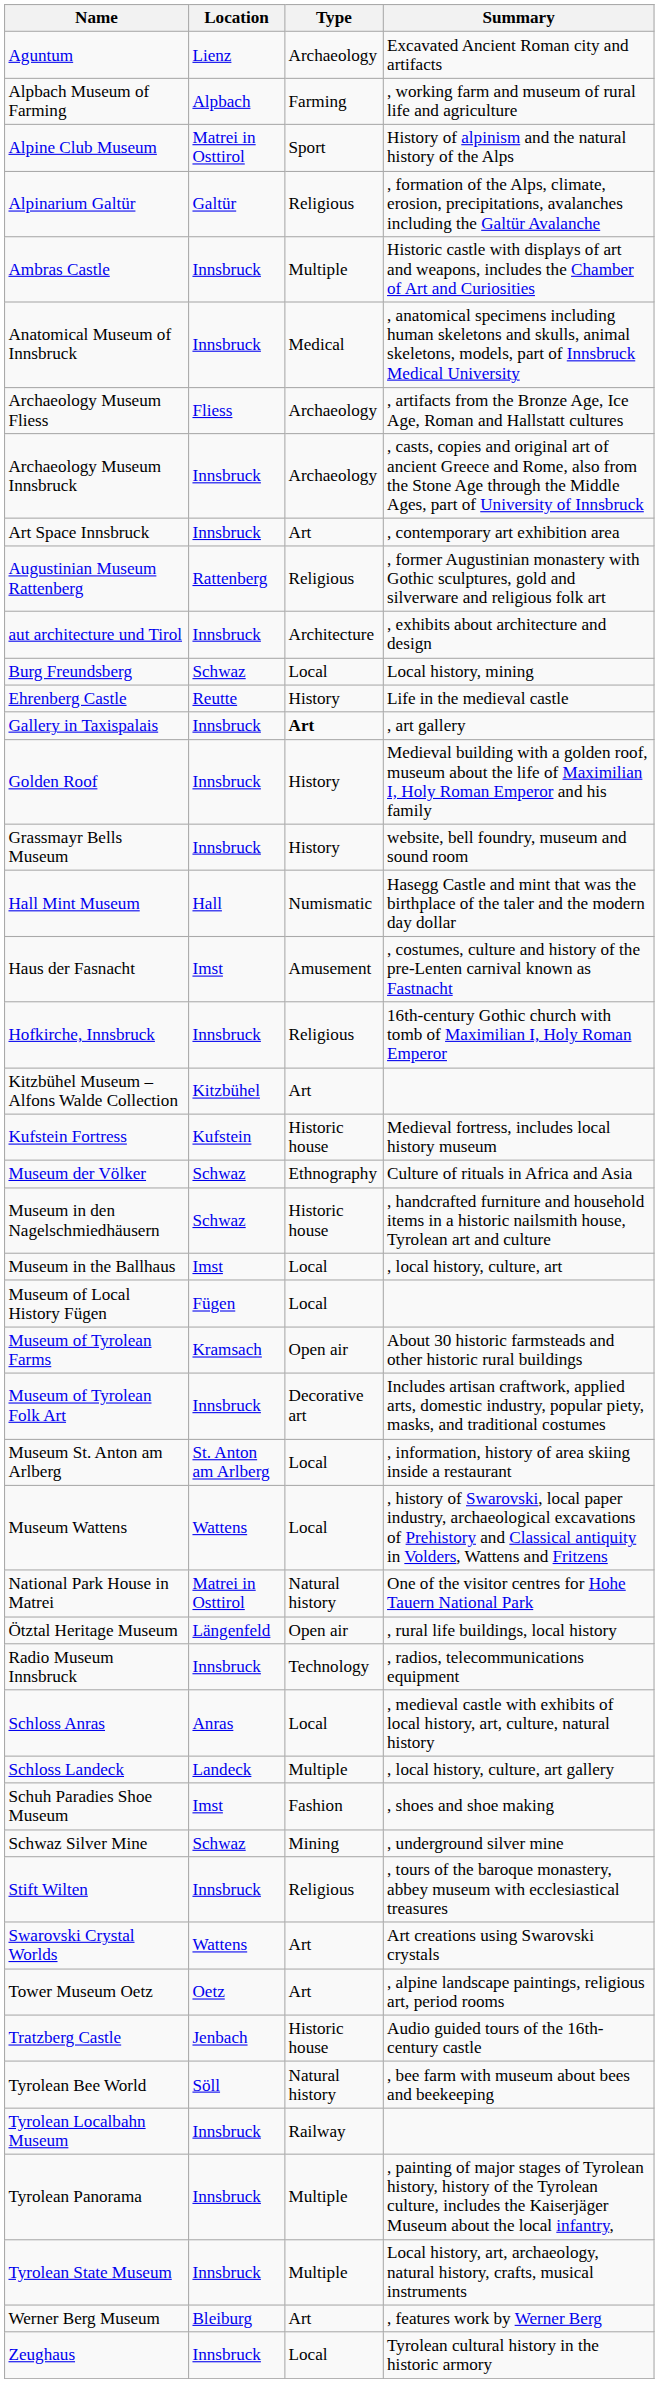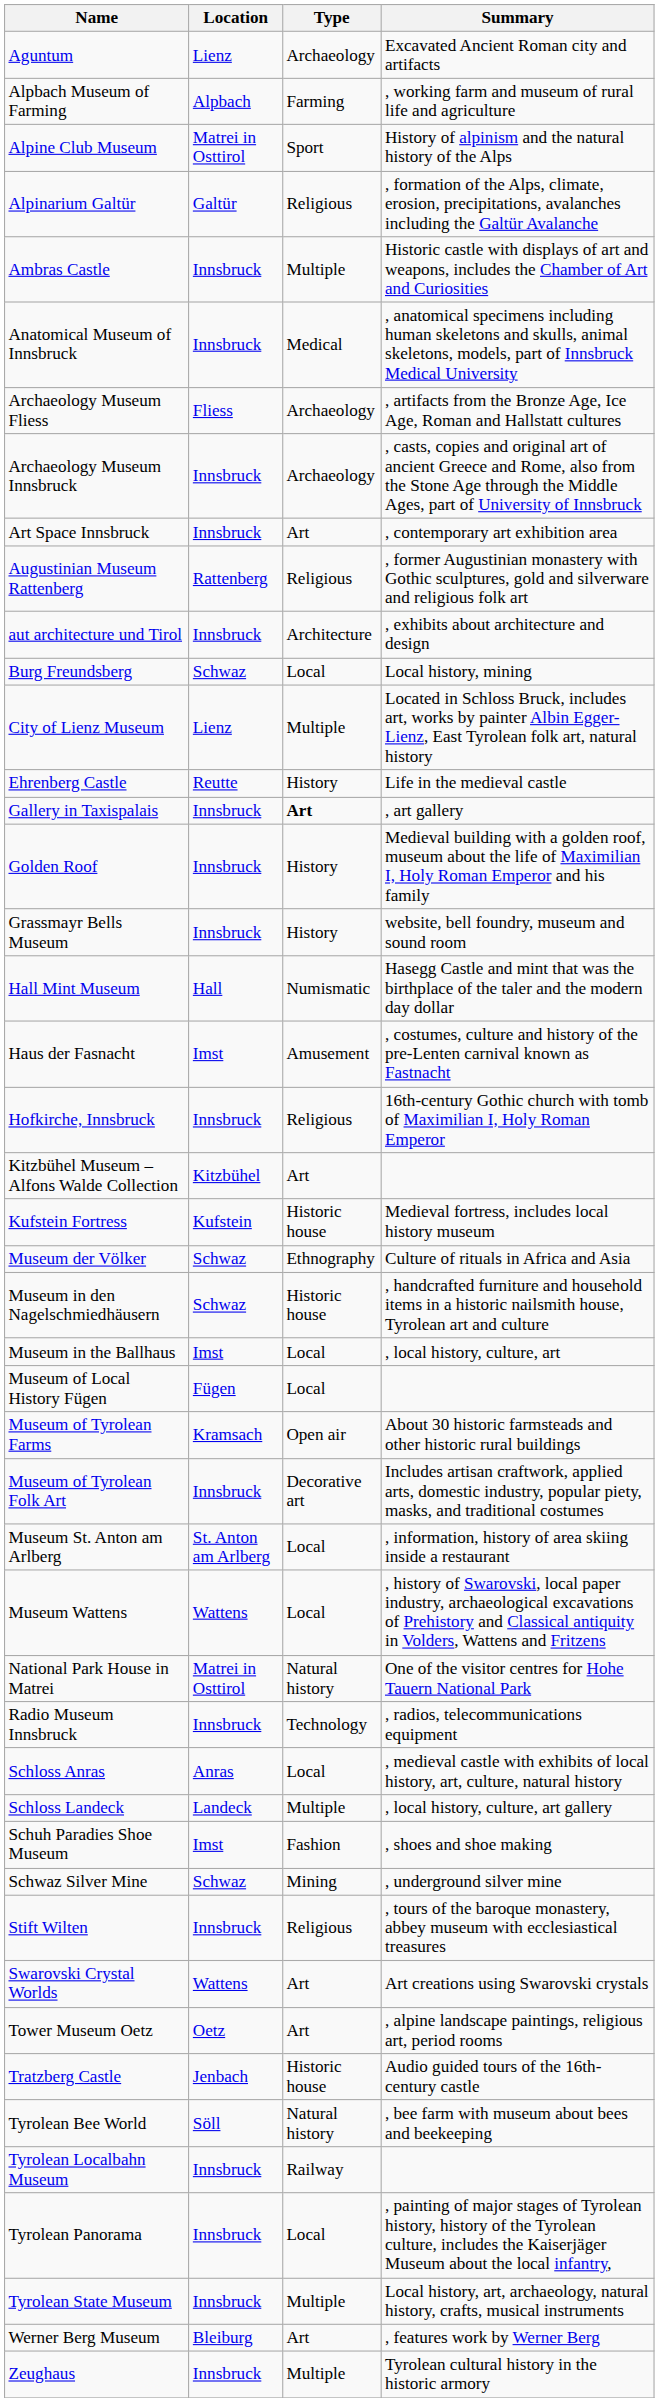+ row: (86, 727)
- row: (93, 1630)
(318, 2196) Multiple -> (306, 2235) Local
(308, 2355) Local -> (316, 2374) Multiple
